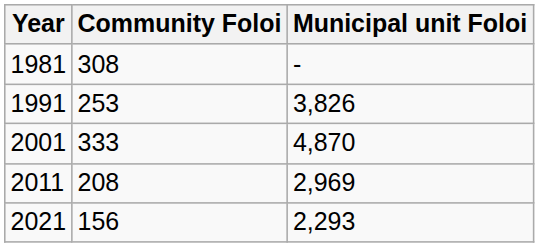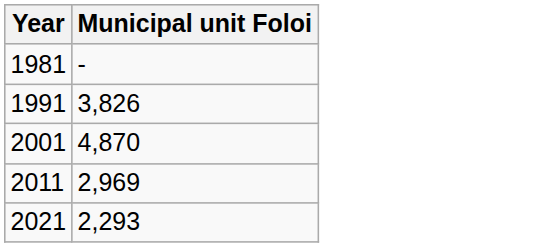- column: (179, 24)
